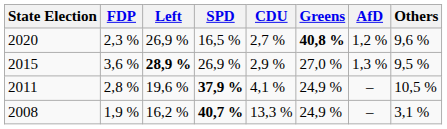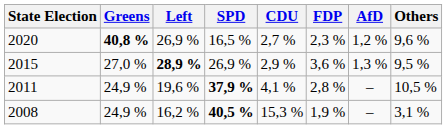columns swapped: (322, 16) <-> (121, 16)
(220, 111) 40,7 % -> (231, 111) 40,5 %
(271, 111) 13,3 % -> (282, 111) 15,3 %
